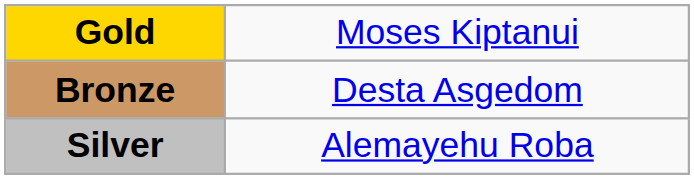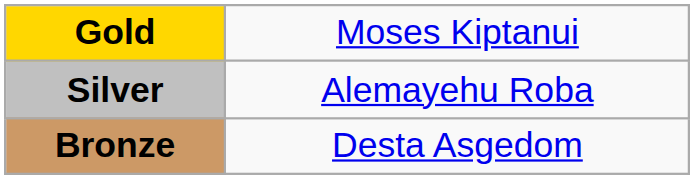rows swapped: (115, 145) <-> (115, 88)
